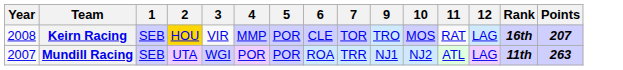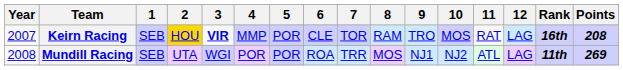+ column: (388, 15)
(22, 35) 2008 -> (22, 35) 2007
(218, 35) normal -> (218, 35) bold
(560, 35) 207 -> (596, 35) 208
(22, 55) 2007 -> (22, 55) 2008
(560, 55) 263 -> (596, 55) 269
